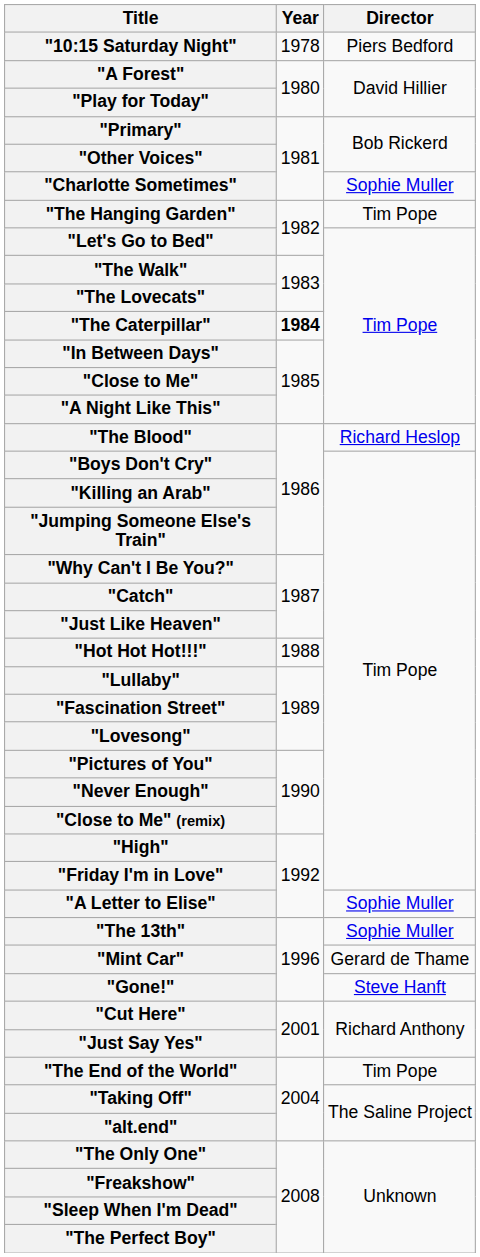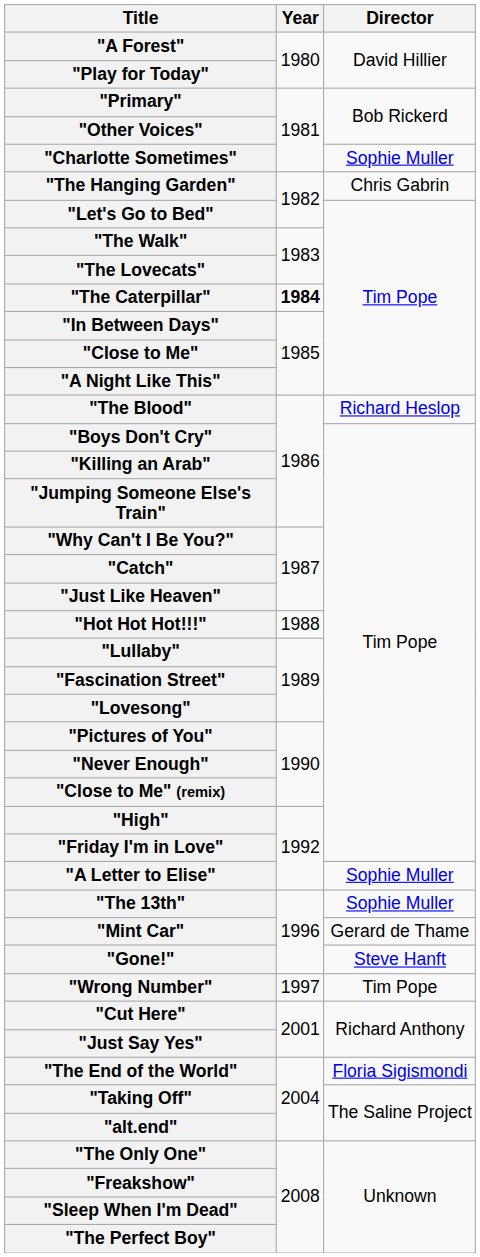- row: (141, 46)
(400, 213) Tim Pope -> (400, 185) Chris Gabrin
+ row: (141, 987)
(400, 1071) Tim Pope -> (400, 1071) Floria Sigismondi
